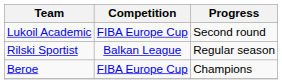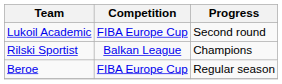(234, 50) Regular season -> (223, 50) Champions
(223, 69) Champions -> (234, 69) Regular season
